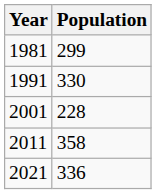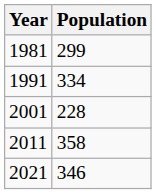(71, 81) 330 -> (71, 81) 334
(71, 173) 336 -> (71, 173) 346
